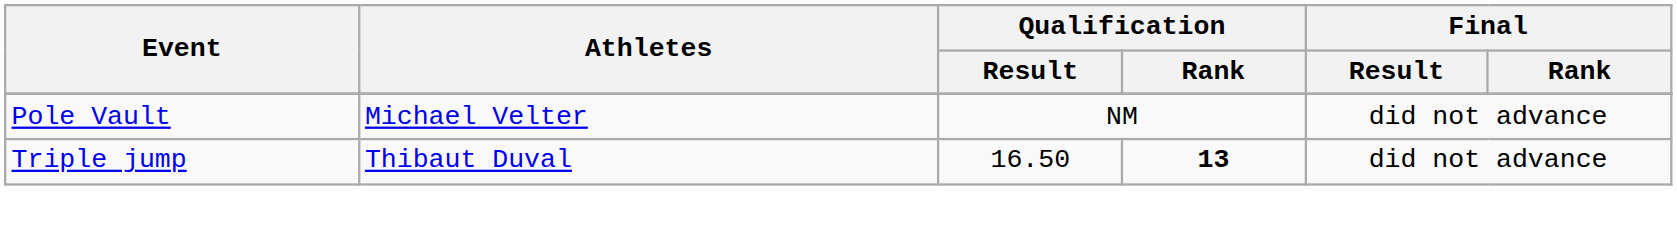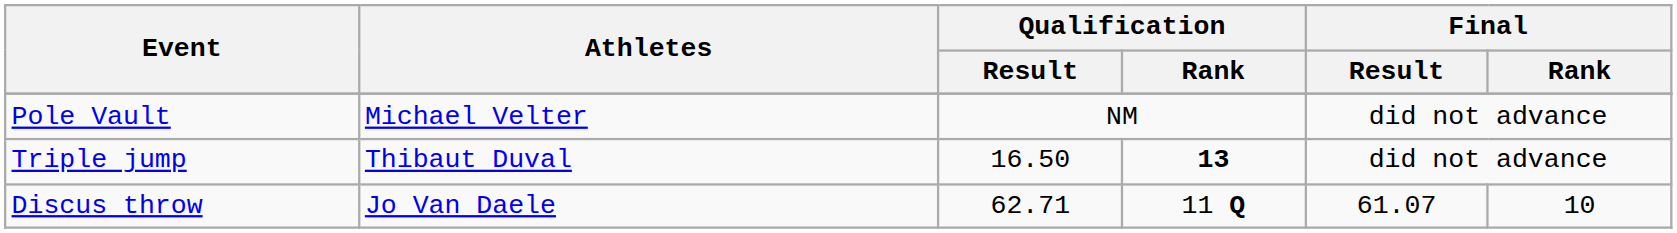+ row: (107, 206)
